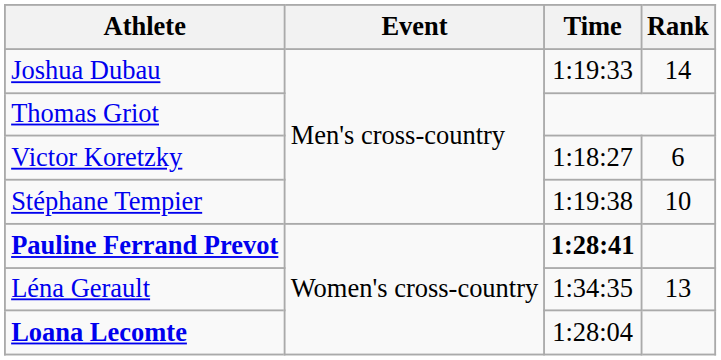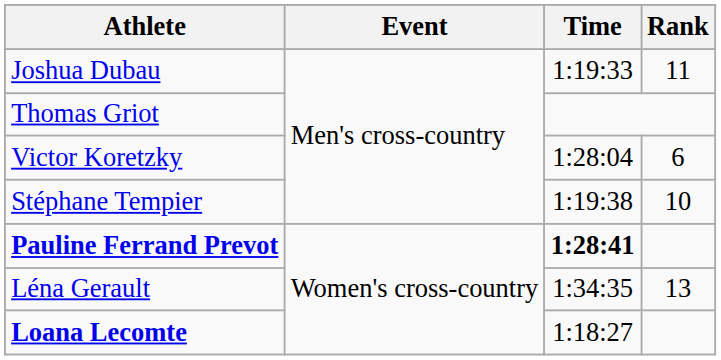(678, 70) 14 -> (678, 70) 11
(593, 157) 1:18:27 -> (593, 157) 1:28:04
(593, 332) 1:28:04 -> (593, 332) 1:18:27
